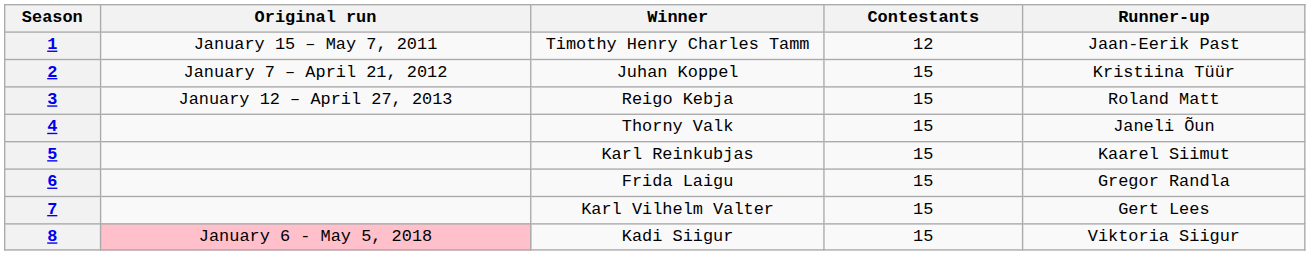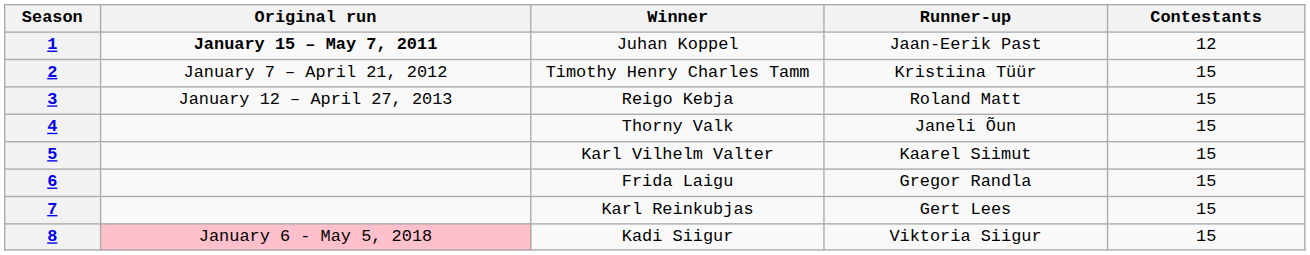columns swapped: (1164, 19) <-> (923, 19)
(316, 46) normal -> (316, 46) bold
(678, 46) Timothy Henry Charles Tamm -> (678, 46) Juhan Koppel
(678, 73) Juhan Koppel -> (678, 73) Timothy Henry Charles Tamm
(678, 155) Karl Reinkubjas -> (678, 155) Karl Vilhelm Valter
(678, 210) Karl Vilhelm Valter -> (678, 210) Karl Reinkubjas
